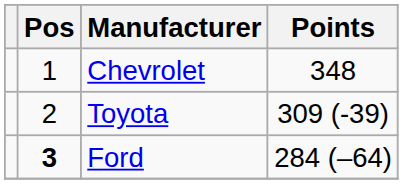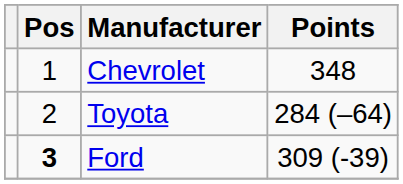(333, 114) 309 (-39) -> (333, 114) 284 (–64)
(333, 158) 284 (–64) -> (333, 158) 309 (-39)
